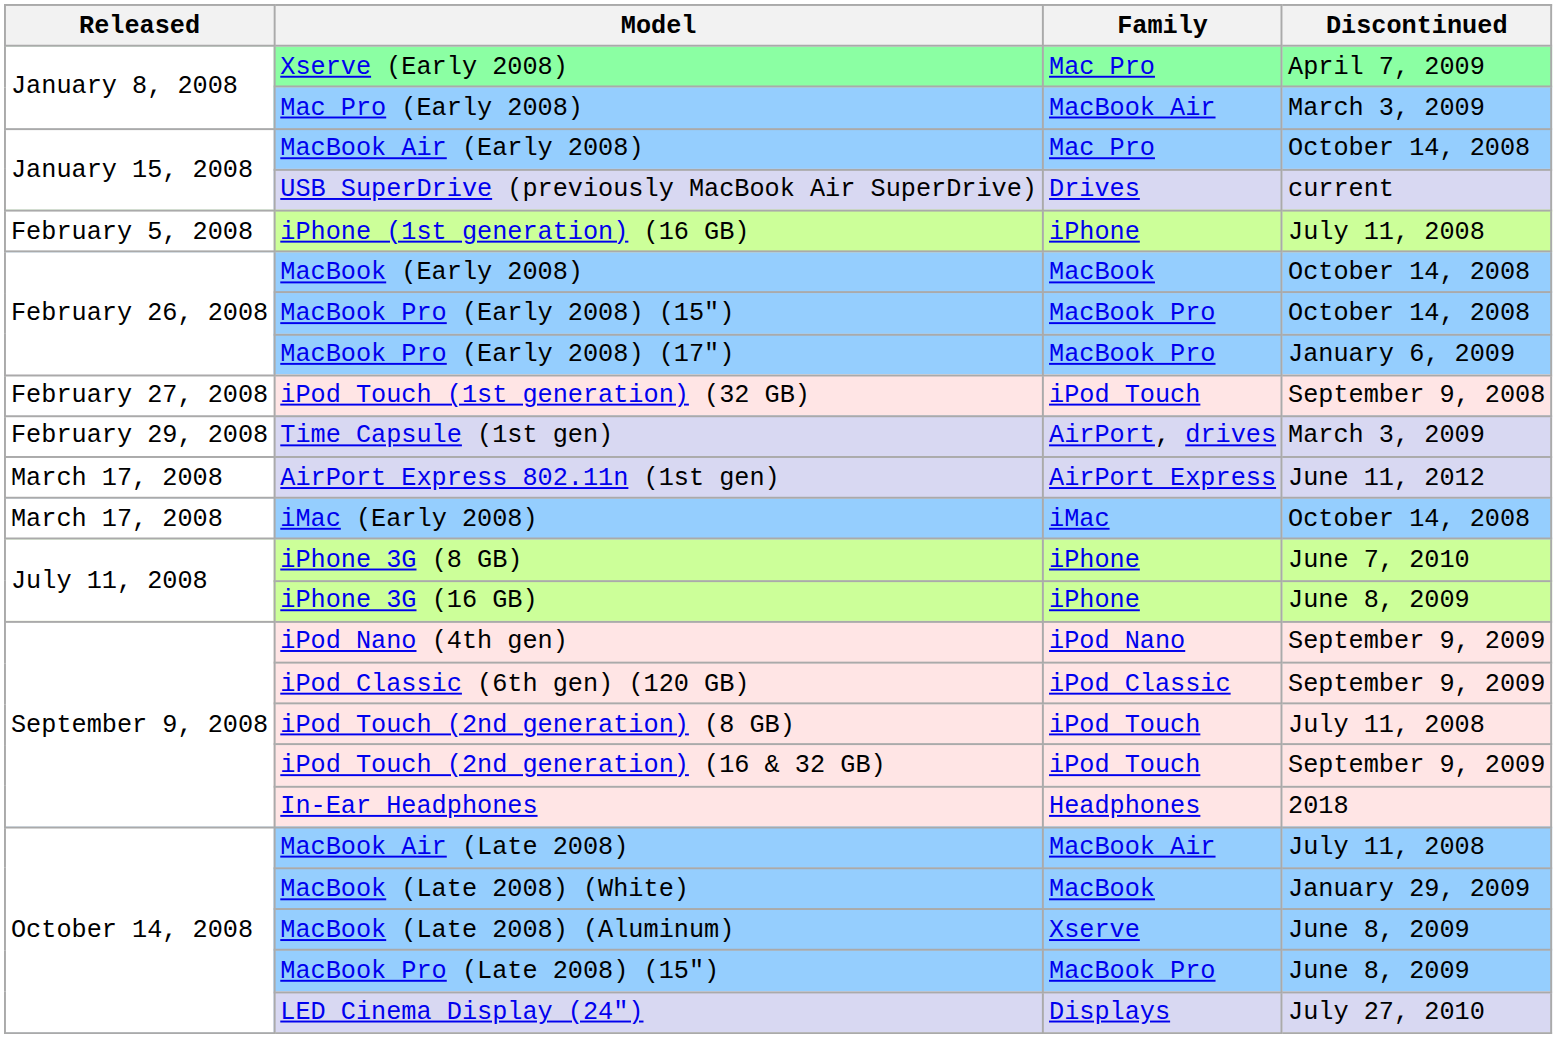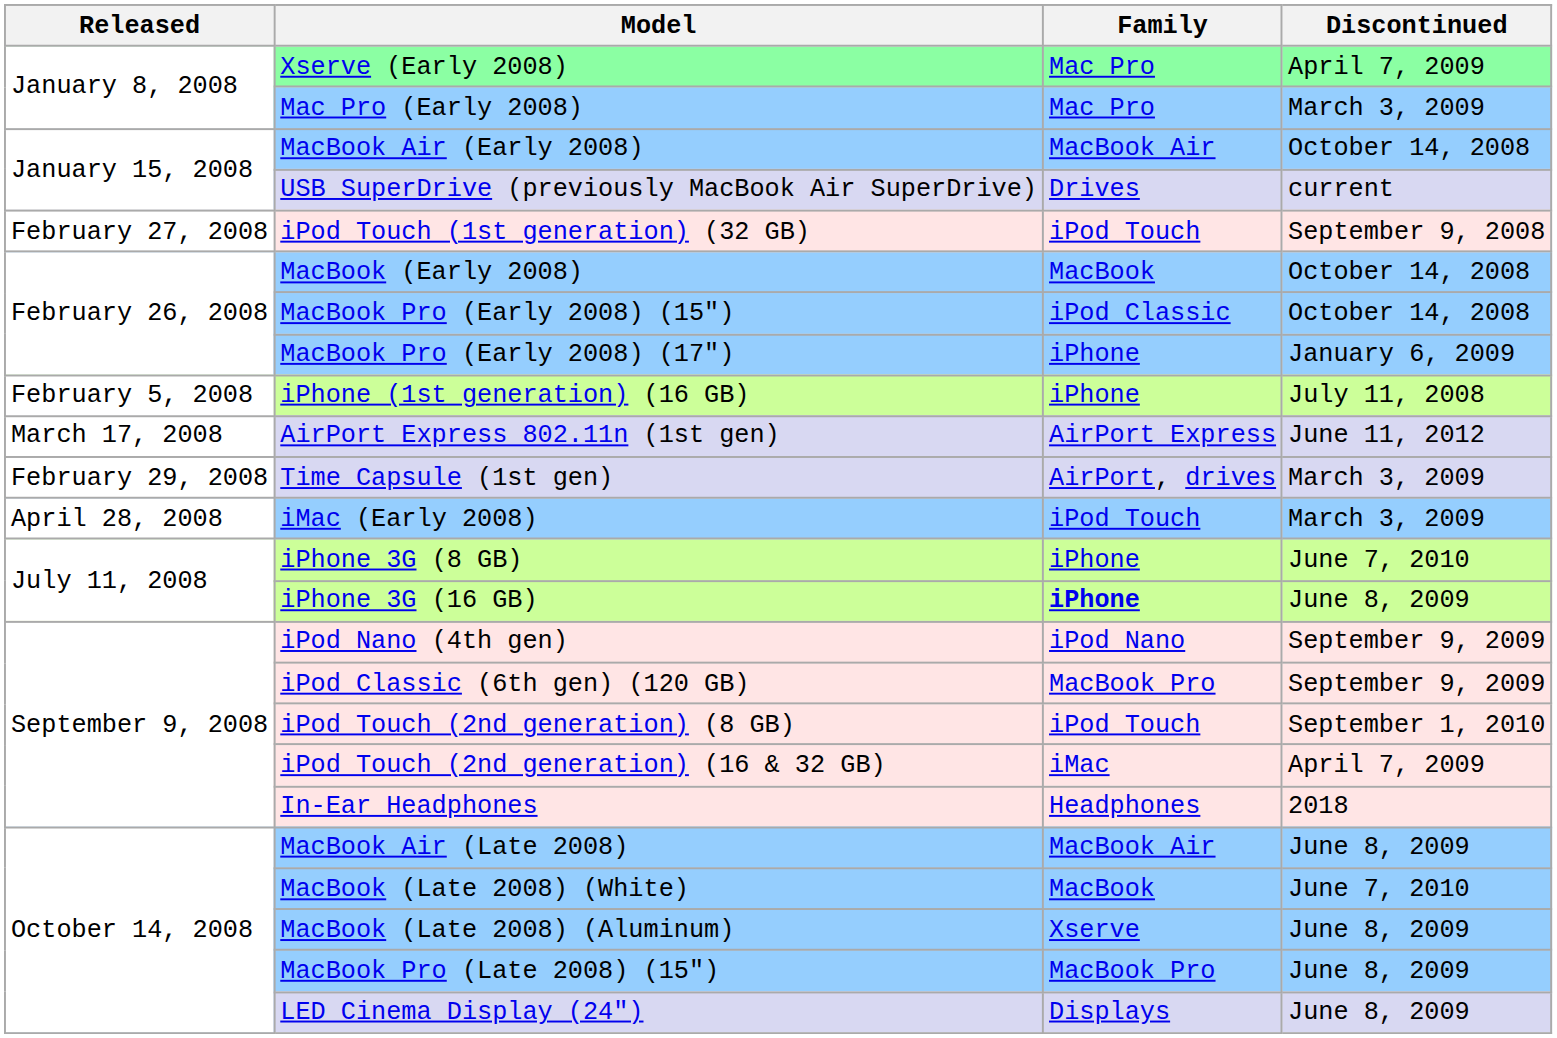(1132, 108) MacBook Air -> (1102, 108) Mac Pro
(1102, 149) Mac Pro -> (1132, 149) MacBook Air
rows swapped: (515, 231) <-> (545, 395)
(1132, 313) MacBook Pro -> (1140, 313) iPod Classic
(1132, 354) MacBook Pro -> (1094, 354) iPhone
rows swapped: (447, 437) <-> (530, 478)
(117, 519) March 17, 2008 -> (117, 519) April 28, 2008
(1079, 519) iMac -> (1125, 519) iPod Touch
(1409, 519) October 14, 2008 -> (1386, 519) March 3, 2009
(1094, 601) normal -> (1094, 601) bold
(1140, 683) iPod Classic -> (1132, 683) MacBook Pro
(1386, 724) July 11, 2008 -> (1417, 724) September 1, 2010
(1125, 765) iPod Touch -> (1079, 765) iMac
(1417, 765) September 9, 2009 -> (1386, 765) April 7, 2009
(1386, 848) July 11, 2008 -> (1379, 848) June 8, 2009
(1409, 889) January 29, 2009 -> (1379, 889) June 7, 2010
(1386, 1012) July 27, 2010 -> (1379, 1012) June 8, 2009
